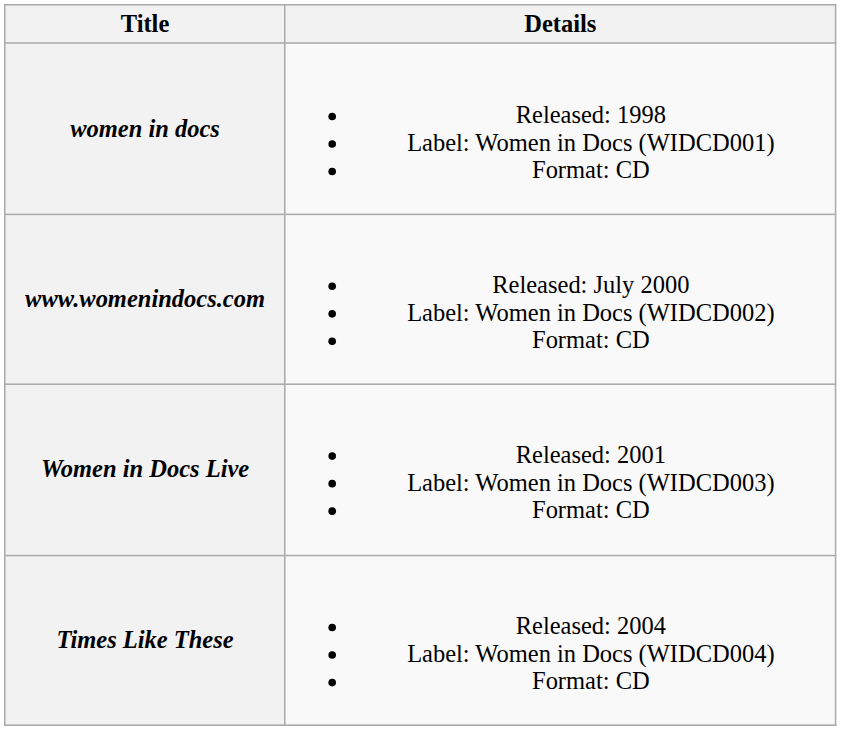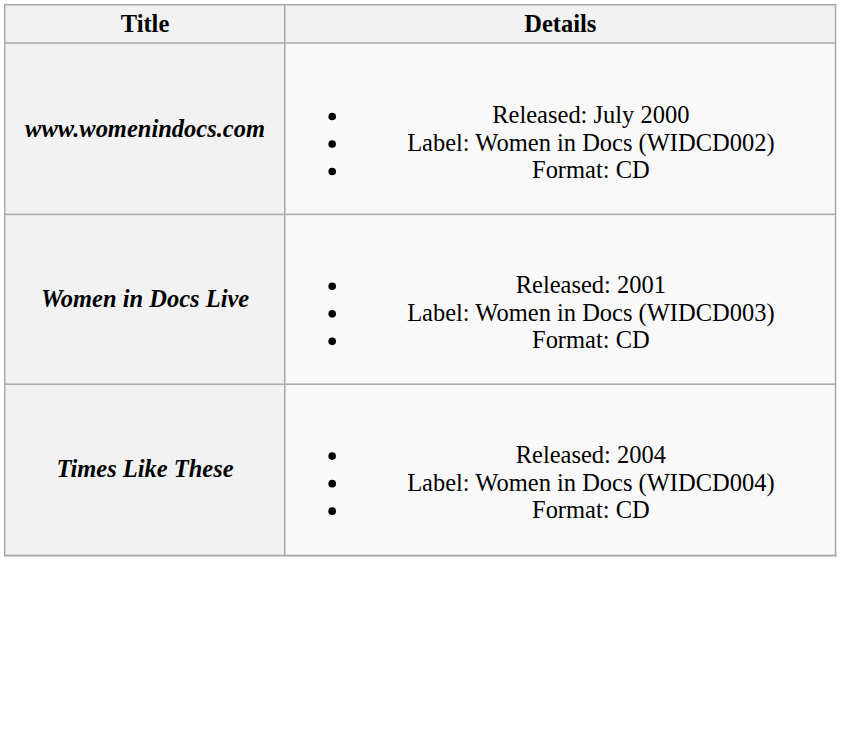- row: (145, 128)
